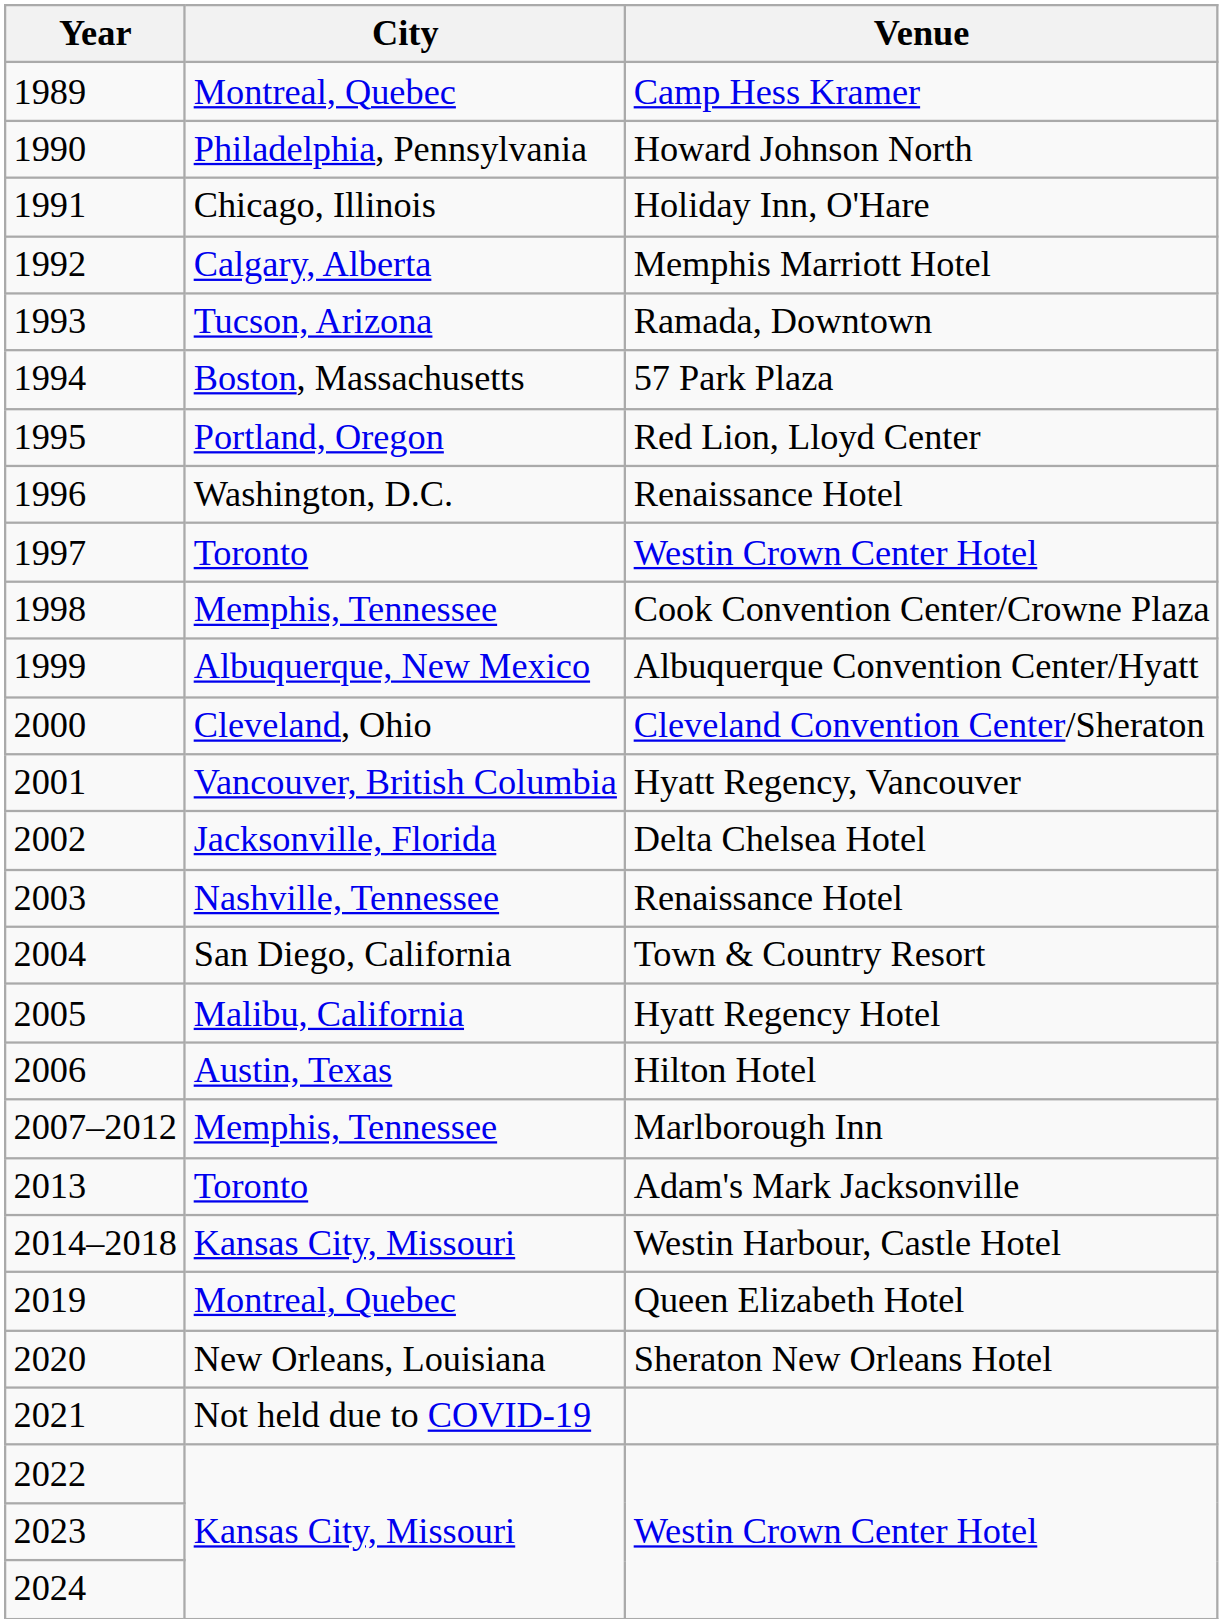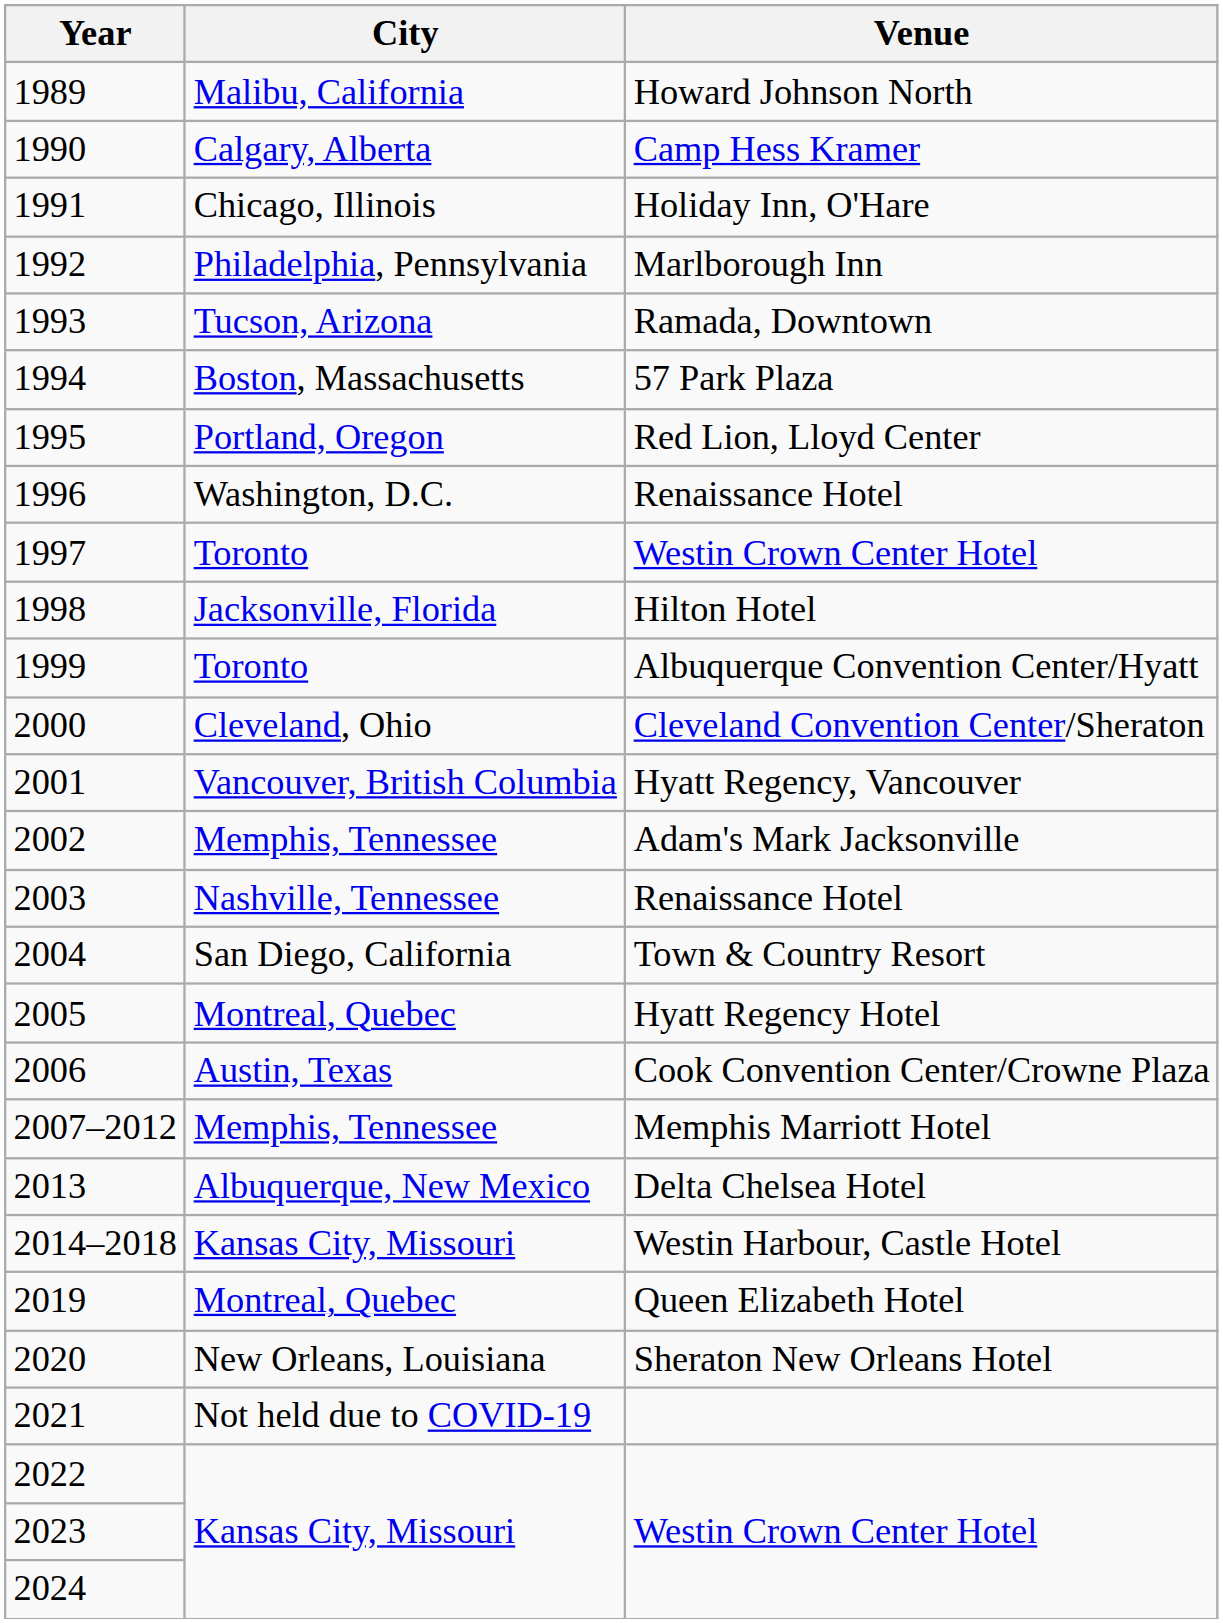(325, 90) Montreal, Quebec -> (329, 90) Malibu, California
(777, 90) Camp Hess Kramer -> (803, 90) Howard Johnson North
(390, 148) Philadelphia, Pennsylvania -> (313, 148) Calgary, Alberta
(803, 148) Howard Johnson North -> (777, 148) Camp Hess Kramer
(313, 263) Calgary, Alberta -> (390, 263) Philadelphia, Pennsylvania
(812, 263) Memphis Marriott Hotel -> (758, 263) Marlborough Inn
(345, 609) Memphis, Tennessee -> (345, 609) Jacksonville, Florida
(922, 609) Cook Convention Center/Crowne Plaza -> (725, 609) Hilton Hotel
(392, 666) Albuquerque, New Mexico -> (251, 666) Toronto
(345, 839) Jacksonville, Florida -> (345, 839) Memphis, Tennessee
(780, 839) Delta Chelsea Hotel -> (827, 839) Adam's Mark Jacksonville
(329, 1012) Malibu, California -> (325, 1012) Montreal, Quebec
(725, 1070) Hilton Hotel -> (922, 1070) Cook Convention Center/Crowne Plaza
(758, 1127) Marlborough Inn -> (812, 1127) Memphis Marriott Hotel
(251, 1185) Toronto -> (392, 1185) Albuquerque, New Mexico
(827, 1185) Adam's Mark Jacksonville -> (780, 1185) Delta Chelsea Hotel
